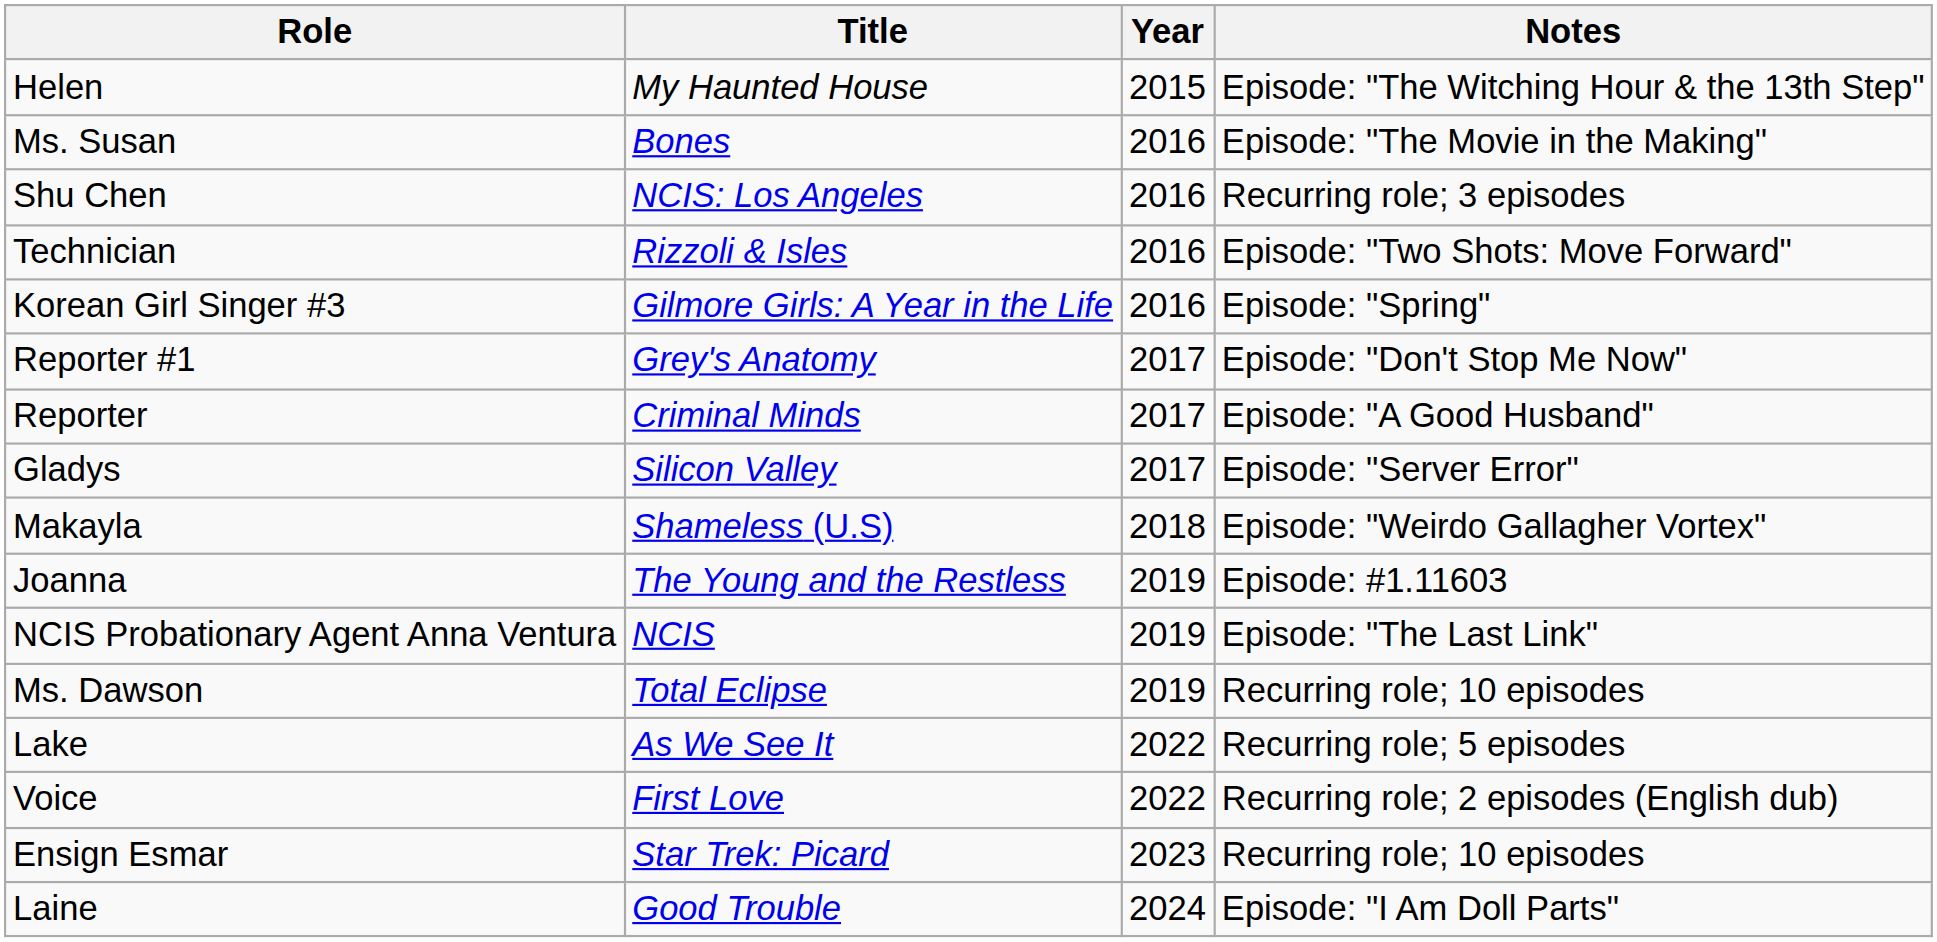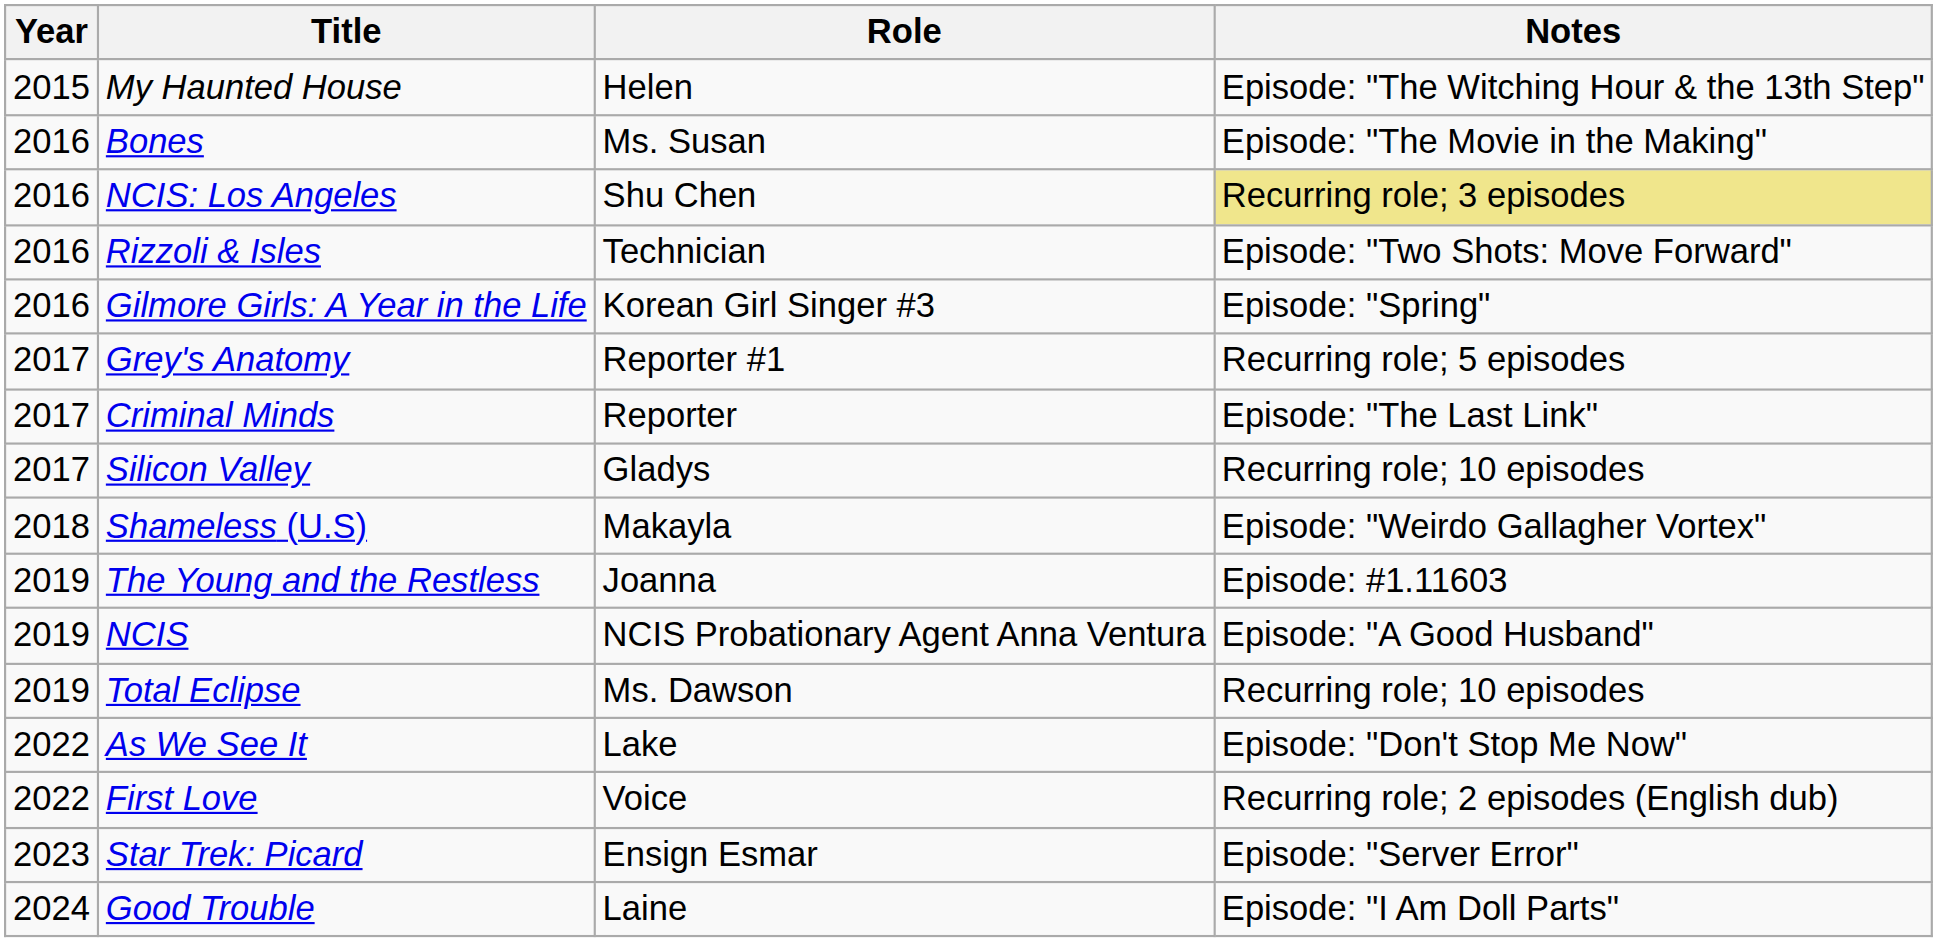columns swapped: (1167, 31) <-> (315, 31)
(1424, 196) no background -> (1424, 196) khaki background
(1454, 360) Episode: "Don't Stop Me Now" -> (1424, 360) Recurring role; 5 episodes
(1438, 415) Episode: "A Good Husband" -> (1410, 415) Episode: "The Last Link"
(1400, 470) Episode: "Server Error" -> (1433, 470) Recurring role; 10 episodes
(1410, 634) Episode: "The Last Link" -> (1438, 634) Episode: "A Good Husband"
(1424, 744) Recurring role; 5 episodes -> (1454, 744) Episode: "Don't Stop Me Now"
(1433, 854) Recurring role; 10 episodes -> (1400, 854) Episode: "Server Error"
